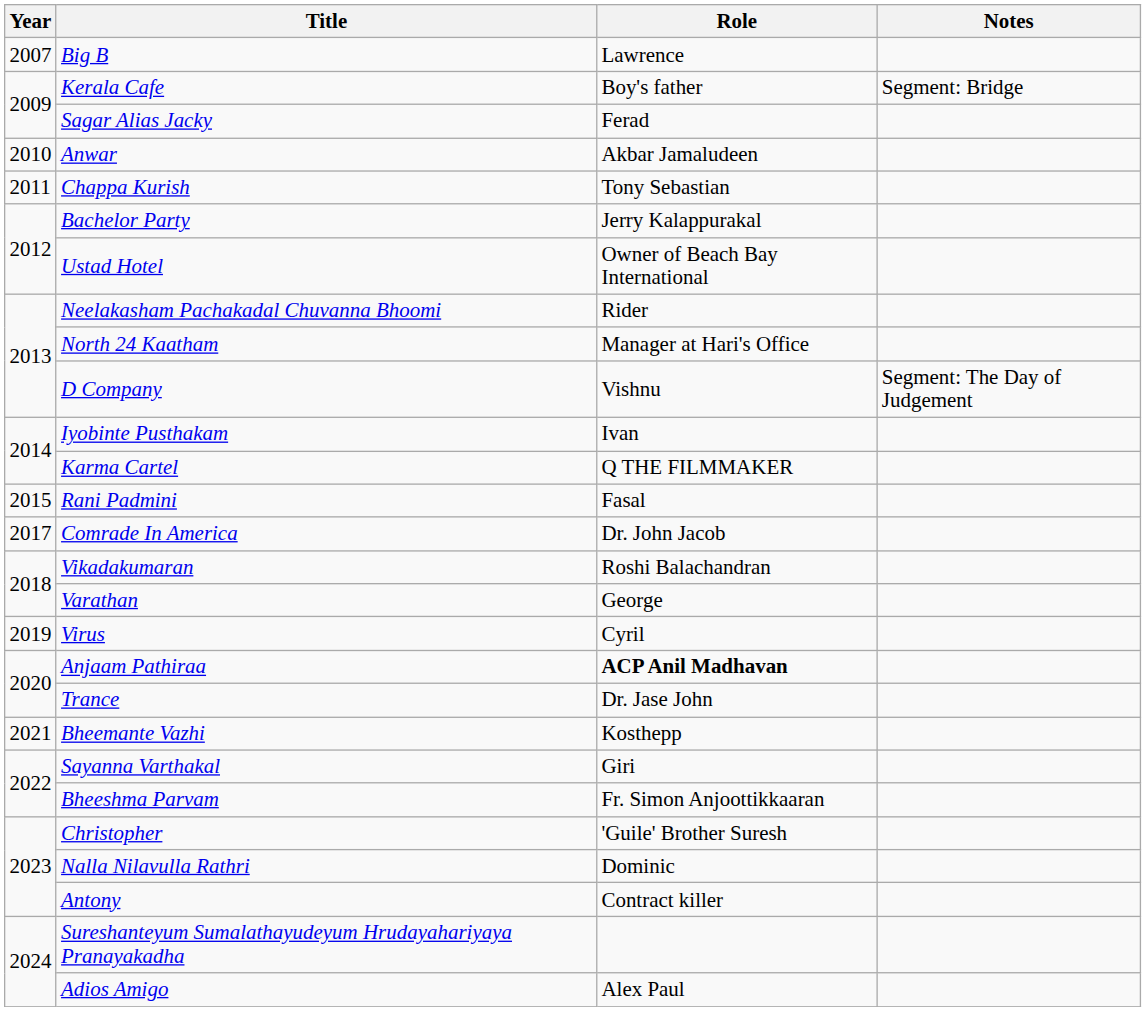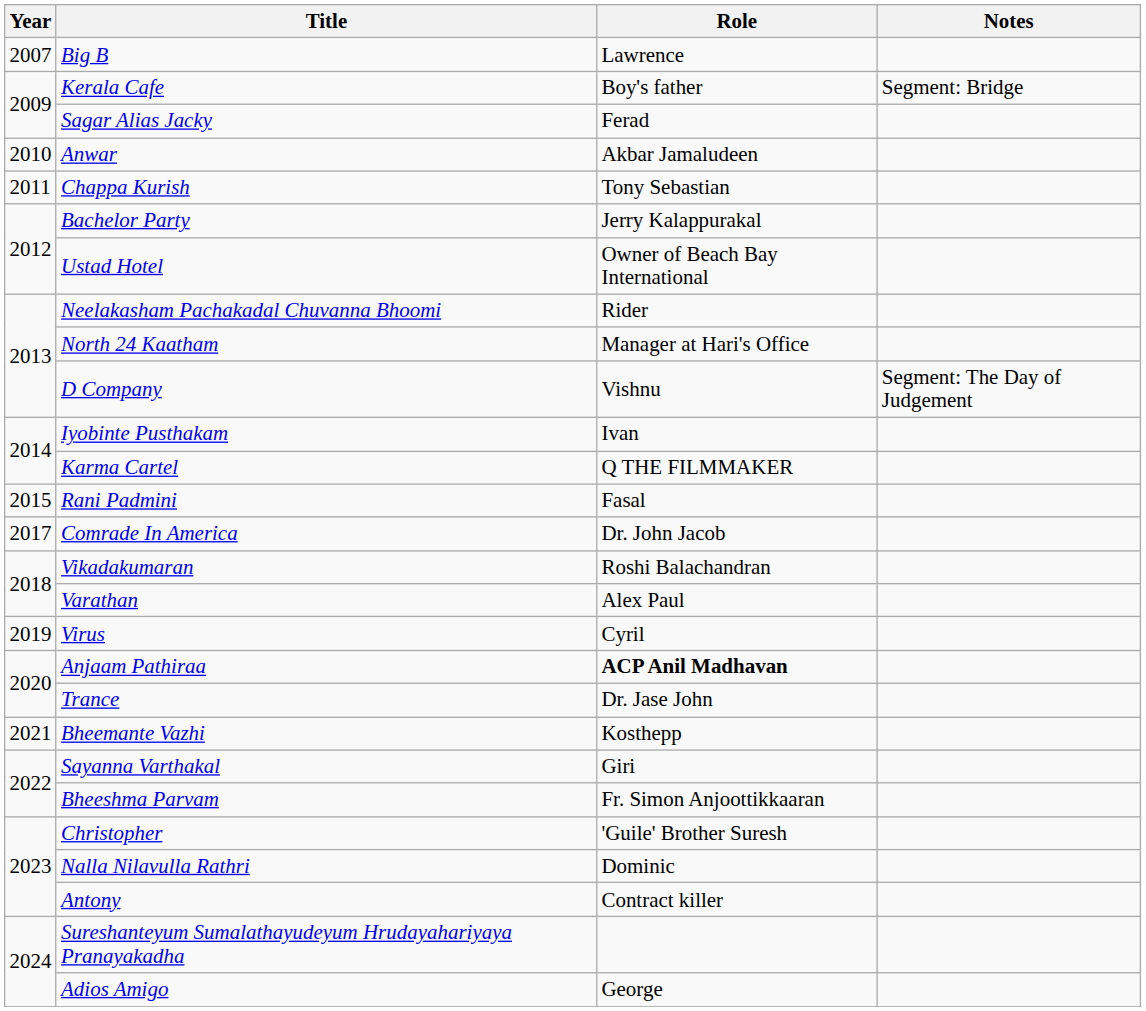(632, 600) George -> (643, 600) Alex Paul
(643, 989) Alex Paul -> (632, 989) George
